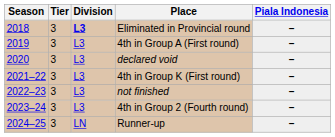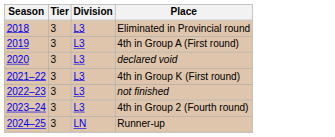- column: (291, 12)
(79, 28) bold -> (79, 28) normal
